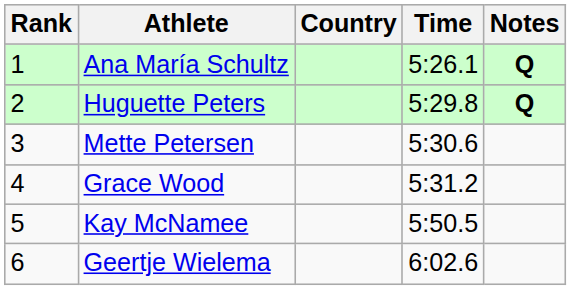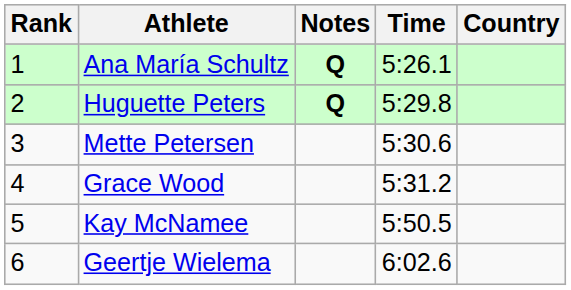columns swapped: (349, 24) <-> (525, 24)
